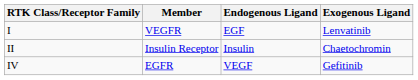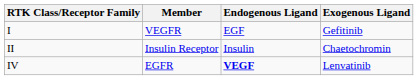(347, 30) Lenvatinib -> (343, 30) Gefitinib
(238, 65) normal -> (239, 65) bold
(343, 65) Gefitinib -> (347, 65) Lenvatinib
